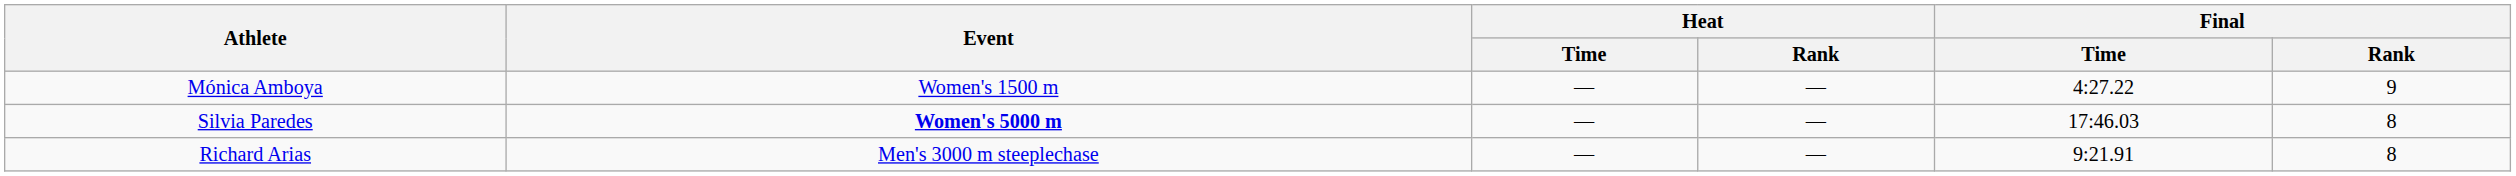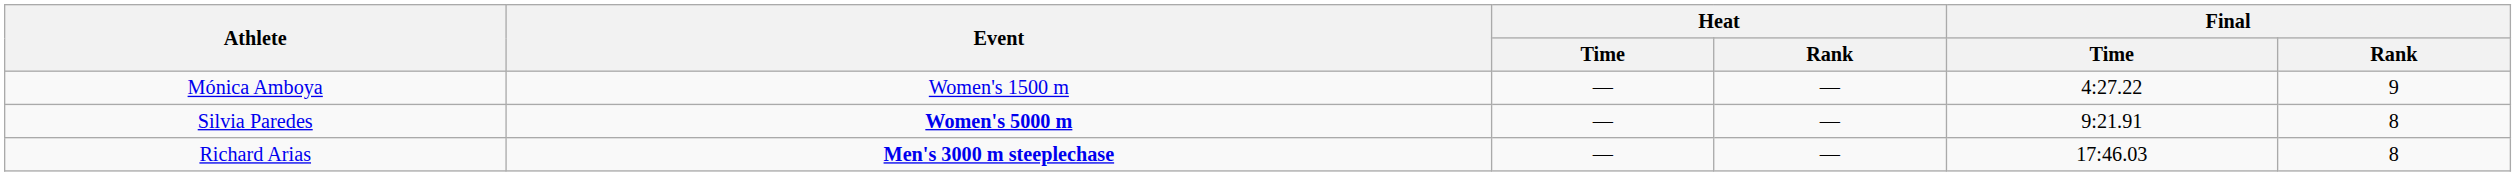(2104, 121) 17:46.03 -> (2112, 121) 9:21.91
(988, 154) normal -> (999, 154) bold
(2104, 154) 9:21.91 -> (2112, 154) 17:46.03
